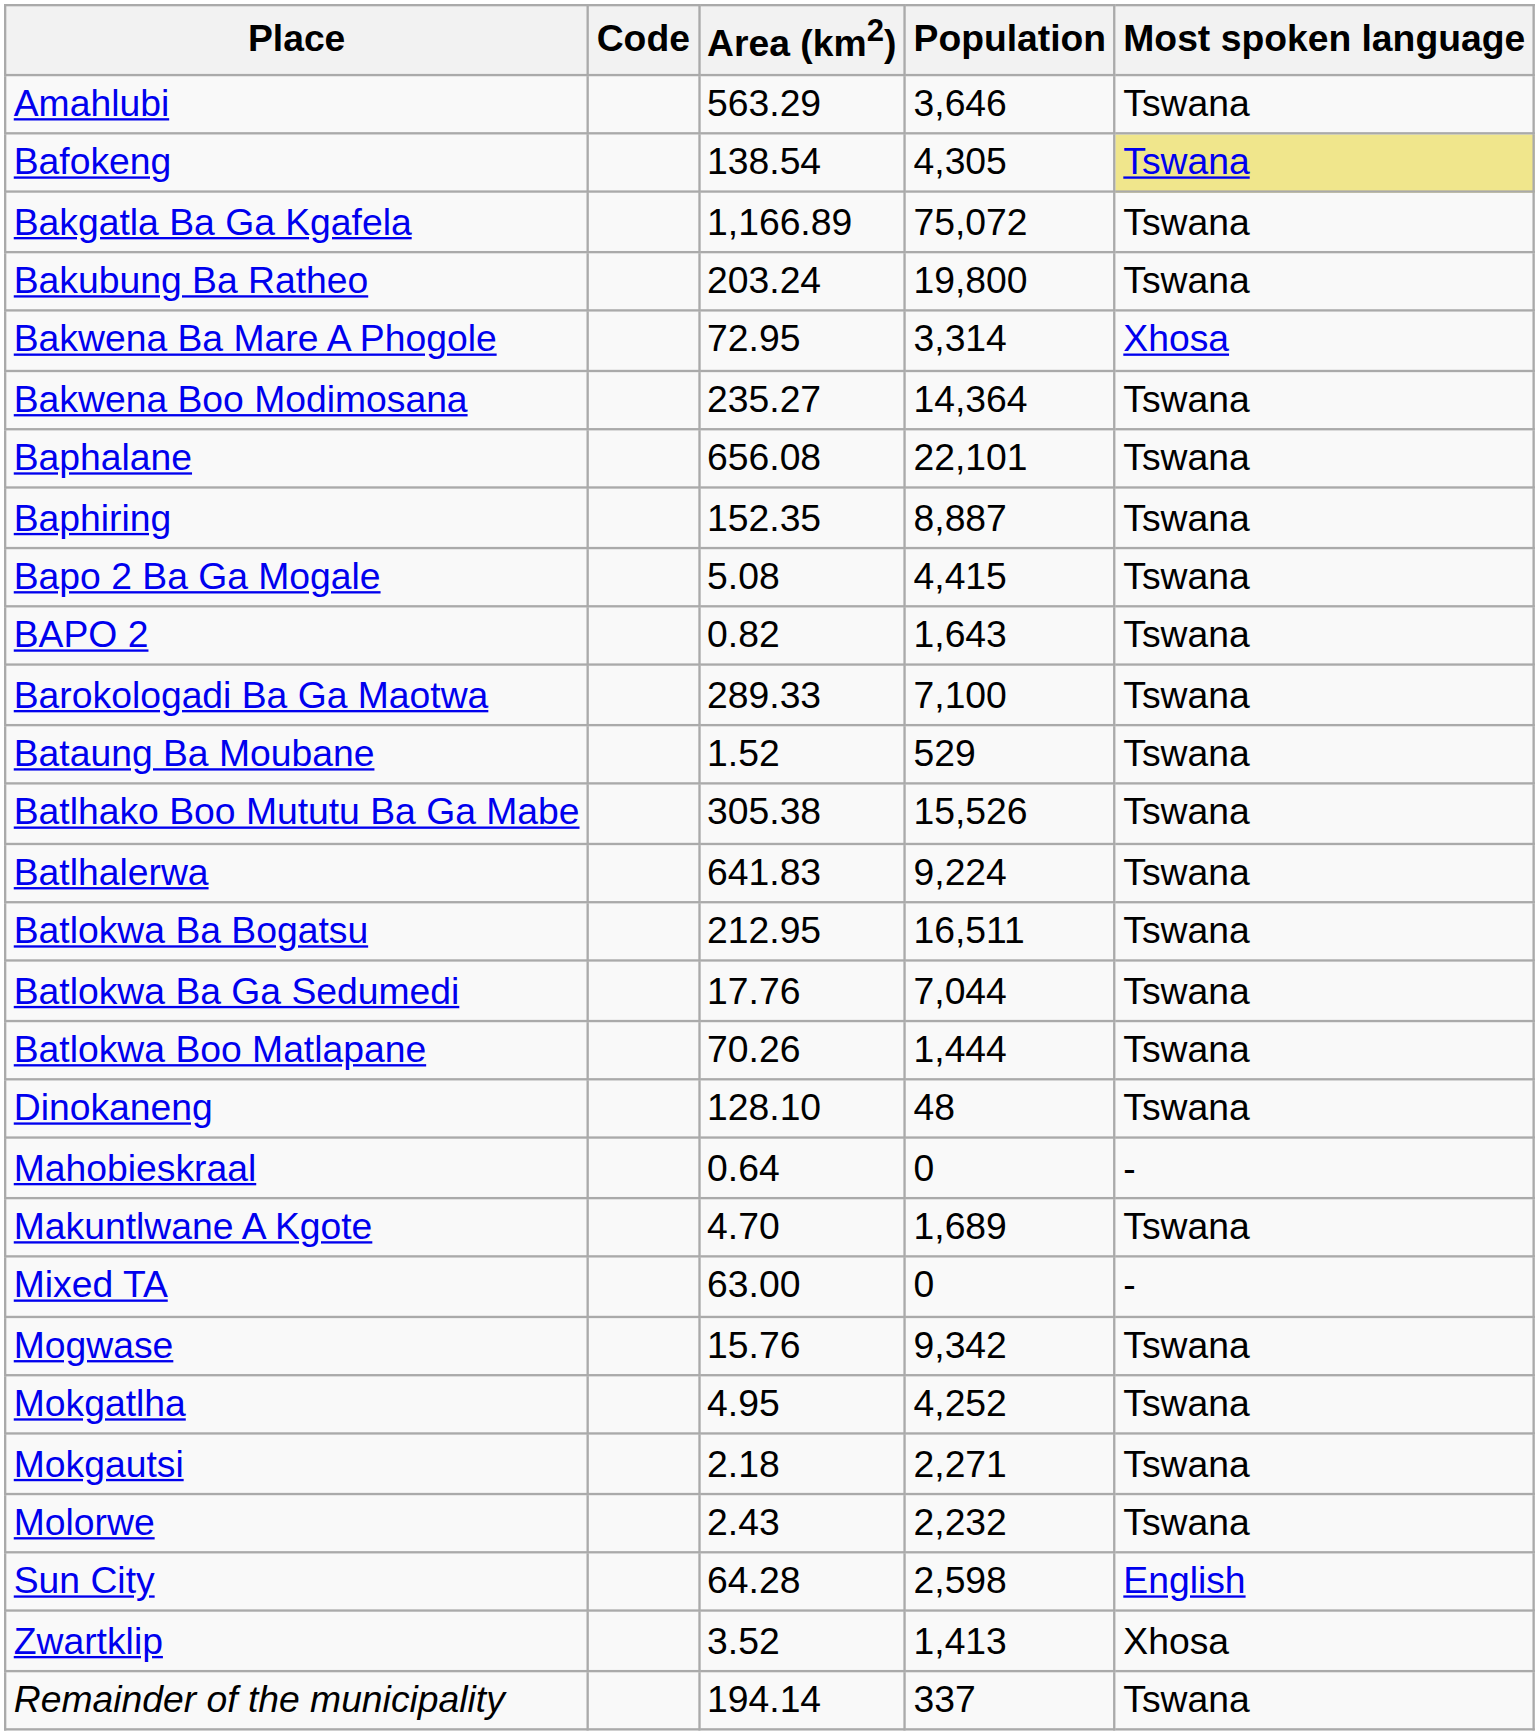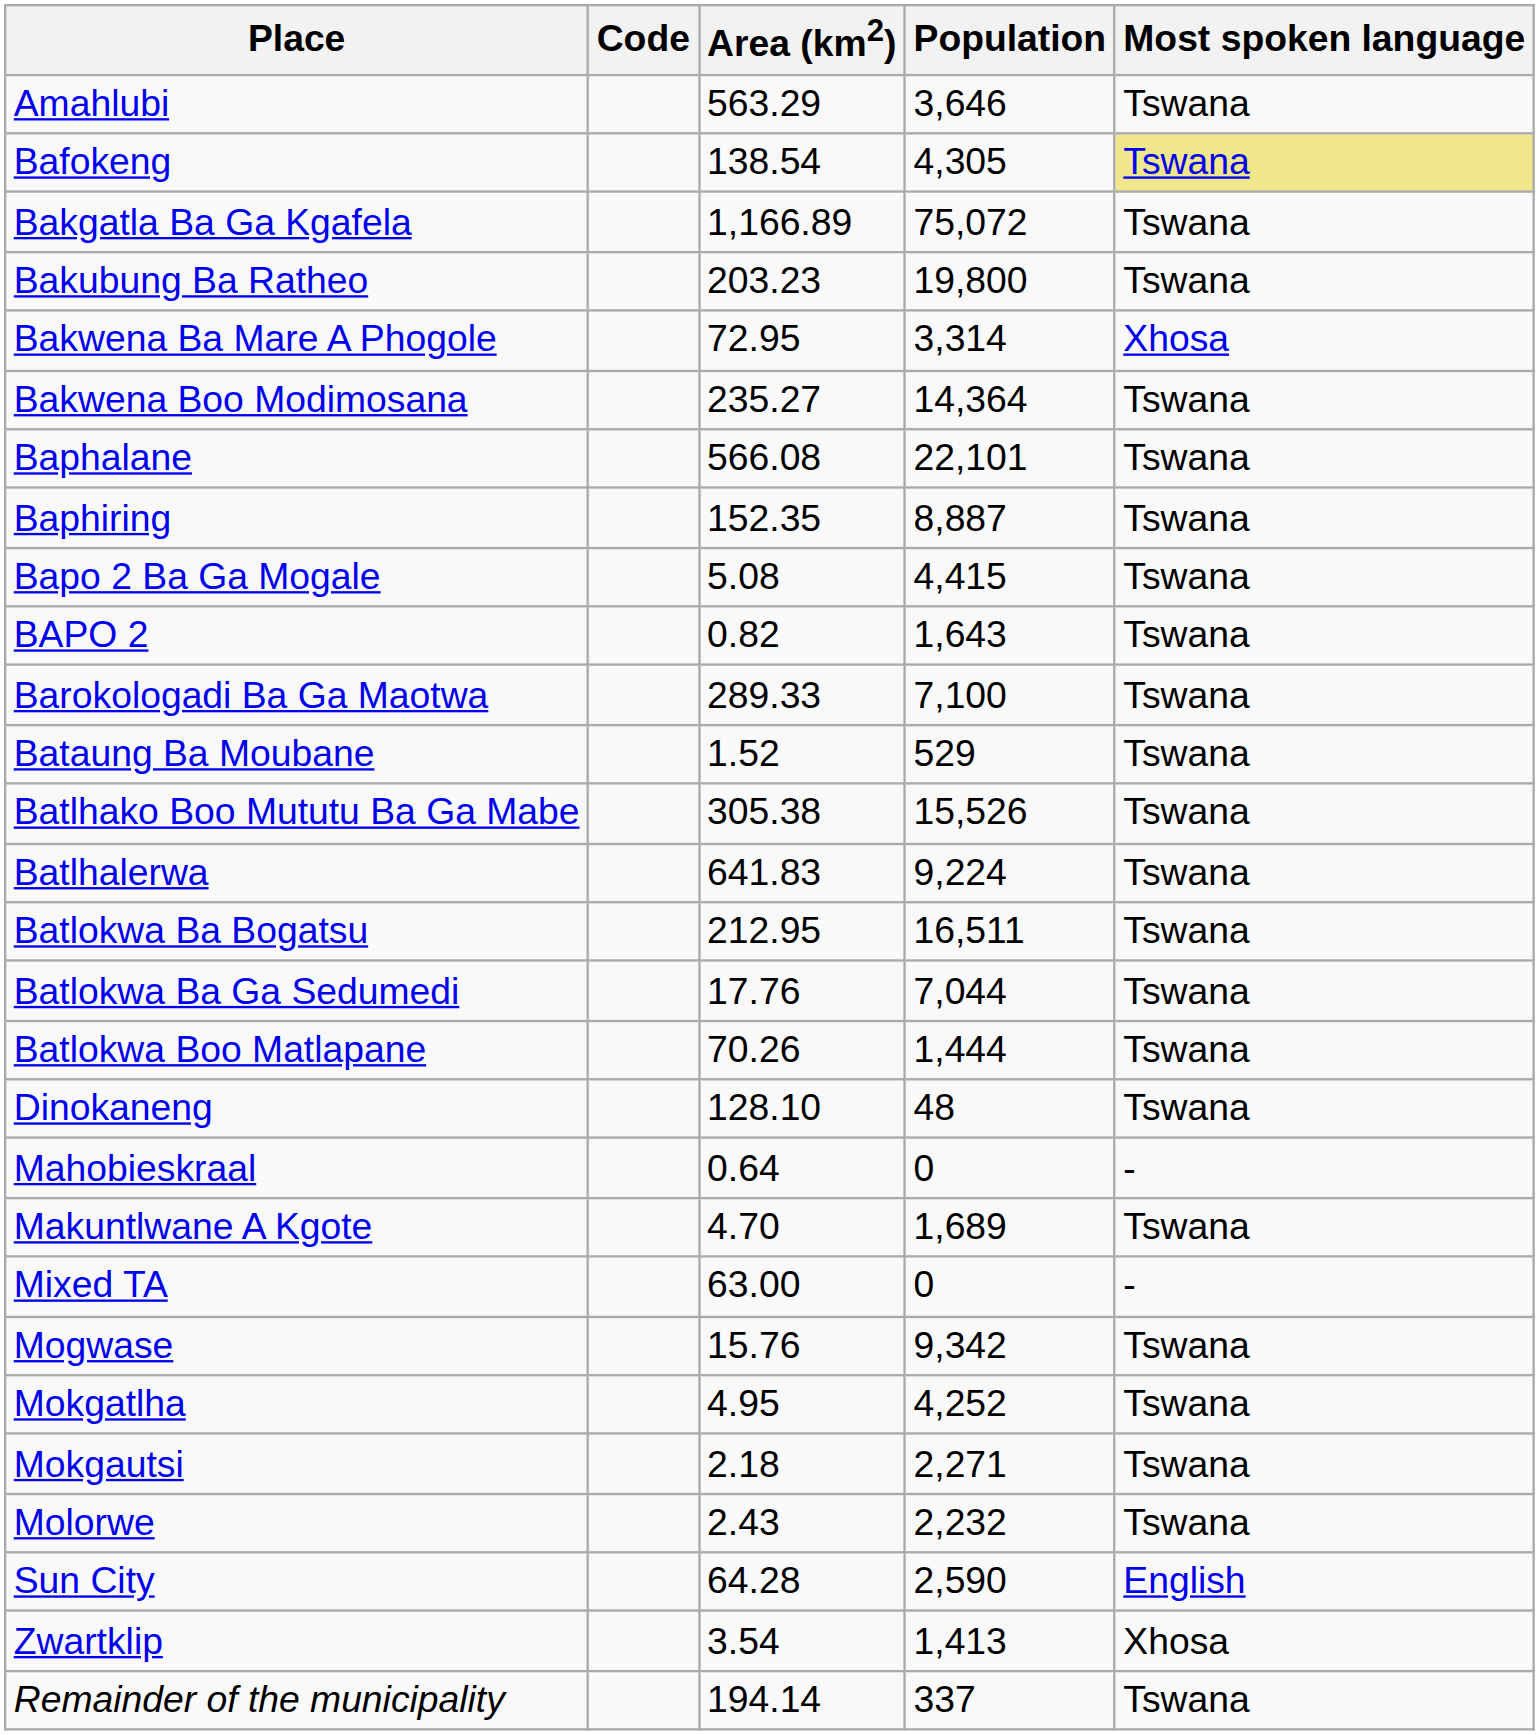(764, 280) 203.24 -> (764, 280) 203.23
(764, 458) 656.08 -> (764, 458) 566.08
(960, 1581) 2,598 -> (960, 1581) 2,590
(743, 1640) 3.52 -> (743, 1640) 3.54
